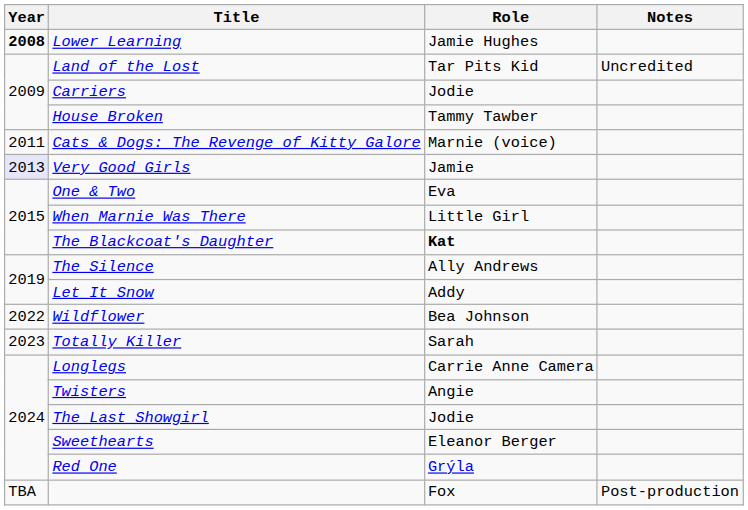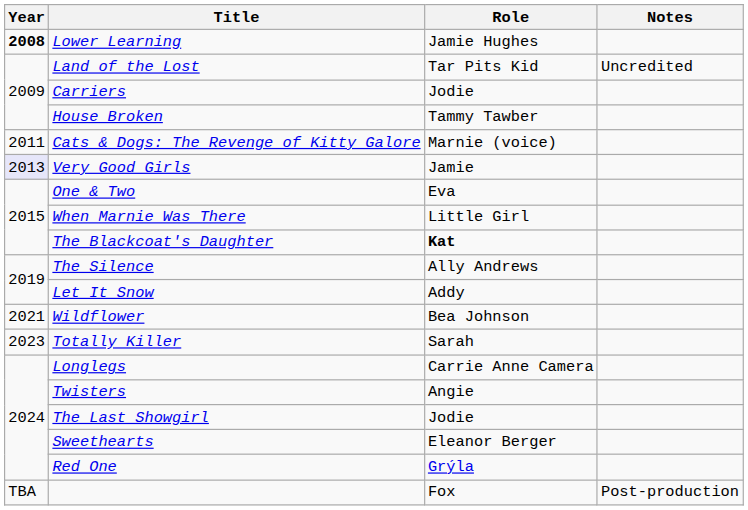(27, 317) 2022 -> (27, 317) 2021
